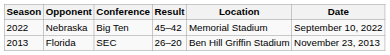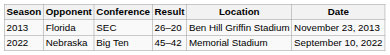rows swapped: (61, 43) <-> (67, 27)
